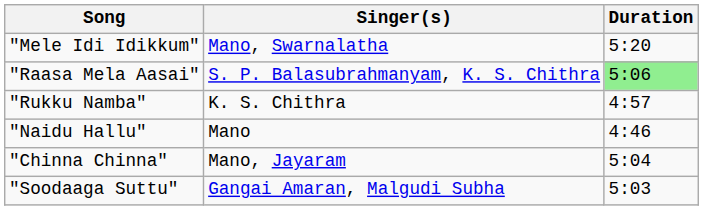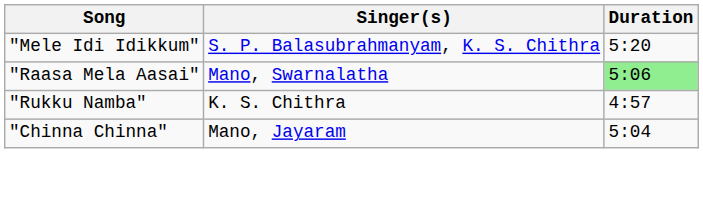(298, 48) Mano, Swarnalatha -> (404, 48) S. P. Balasubrahmanyam, K. S. Chithra
(404, 76) S. P. Balasubrahmanyam, K. S. Chithra -> (298, 76) Mano, Swarnalatha
- row: (78, 133)
- row: (94, 190)
